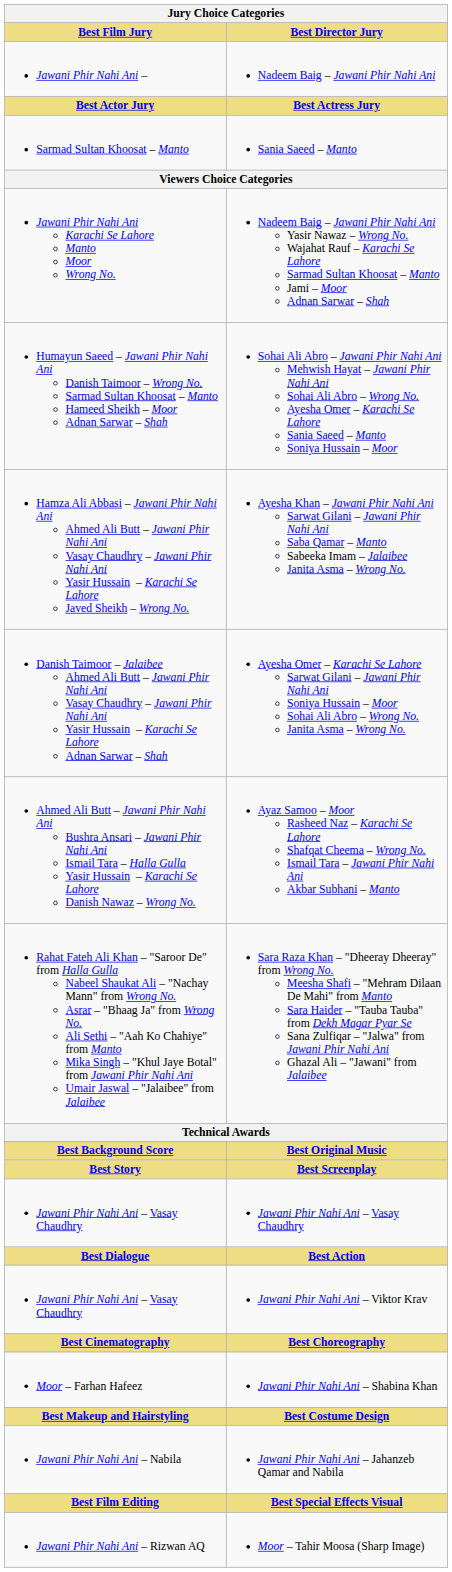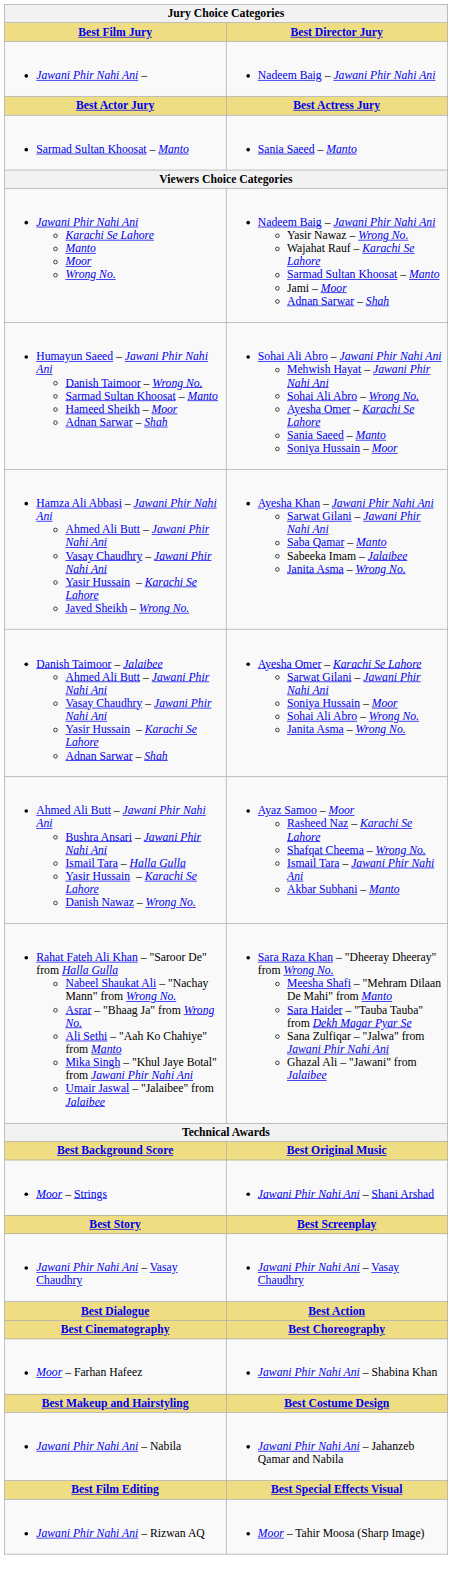+ row: (337, 1194)
- row: (337, 1299)
